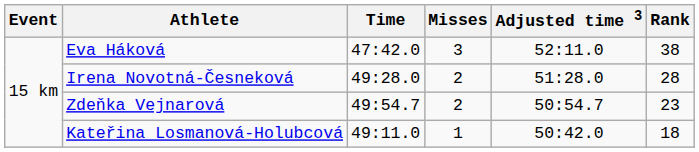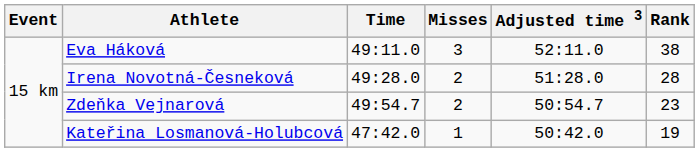(386, 50) 47:42.0 -> (386, 50) 49:11.0
(386, 133) 49:11.0 -> (386, 133) 47:42.0
(670, 133) 18 -> (670, 133) 19
